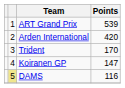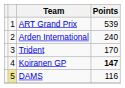(111, 37) 420 -> (111, 37) 240
(111, 63) normal -> (111, 63) bold
